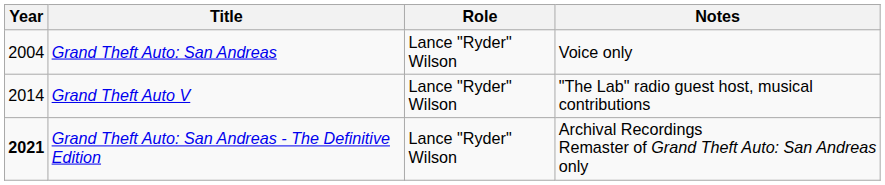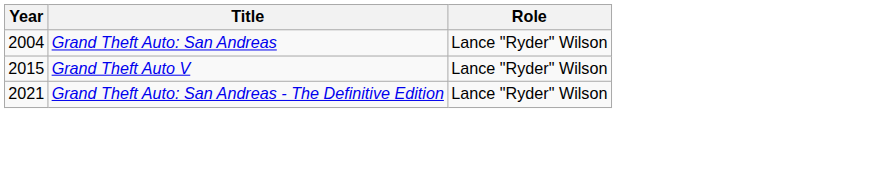- column: (718, 17)
(26, 95) 2014 -> (26, 68) 2015
(26, 148) bold -> (26, 94) normal
